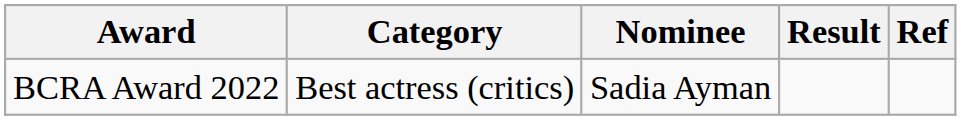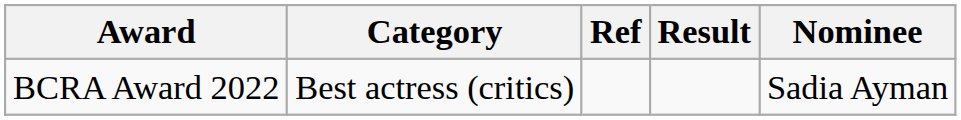columns swapped: (681, 31) <-> (922, 31)
